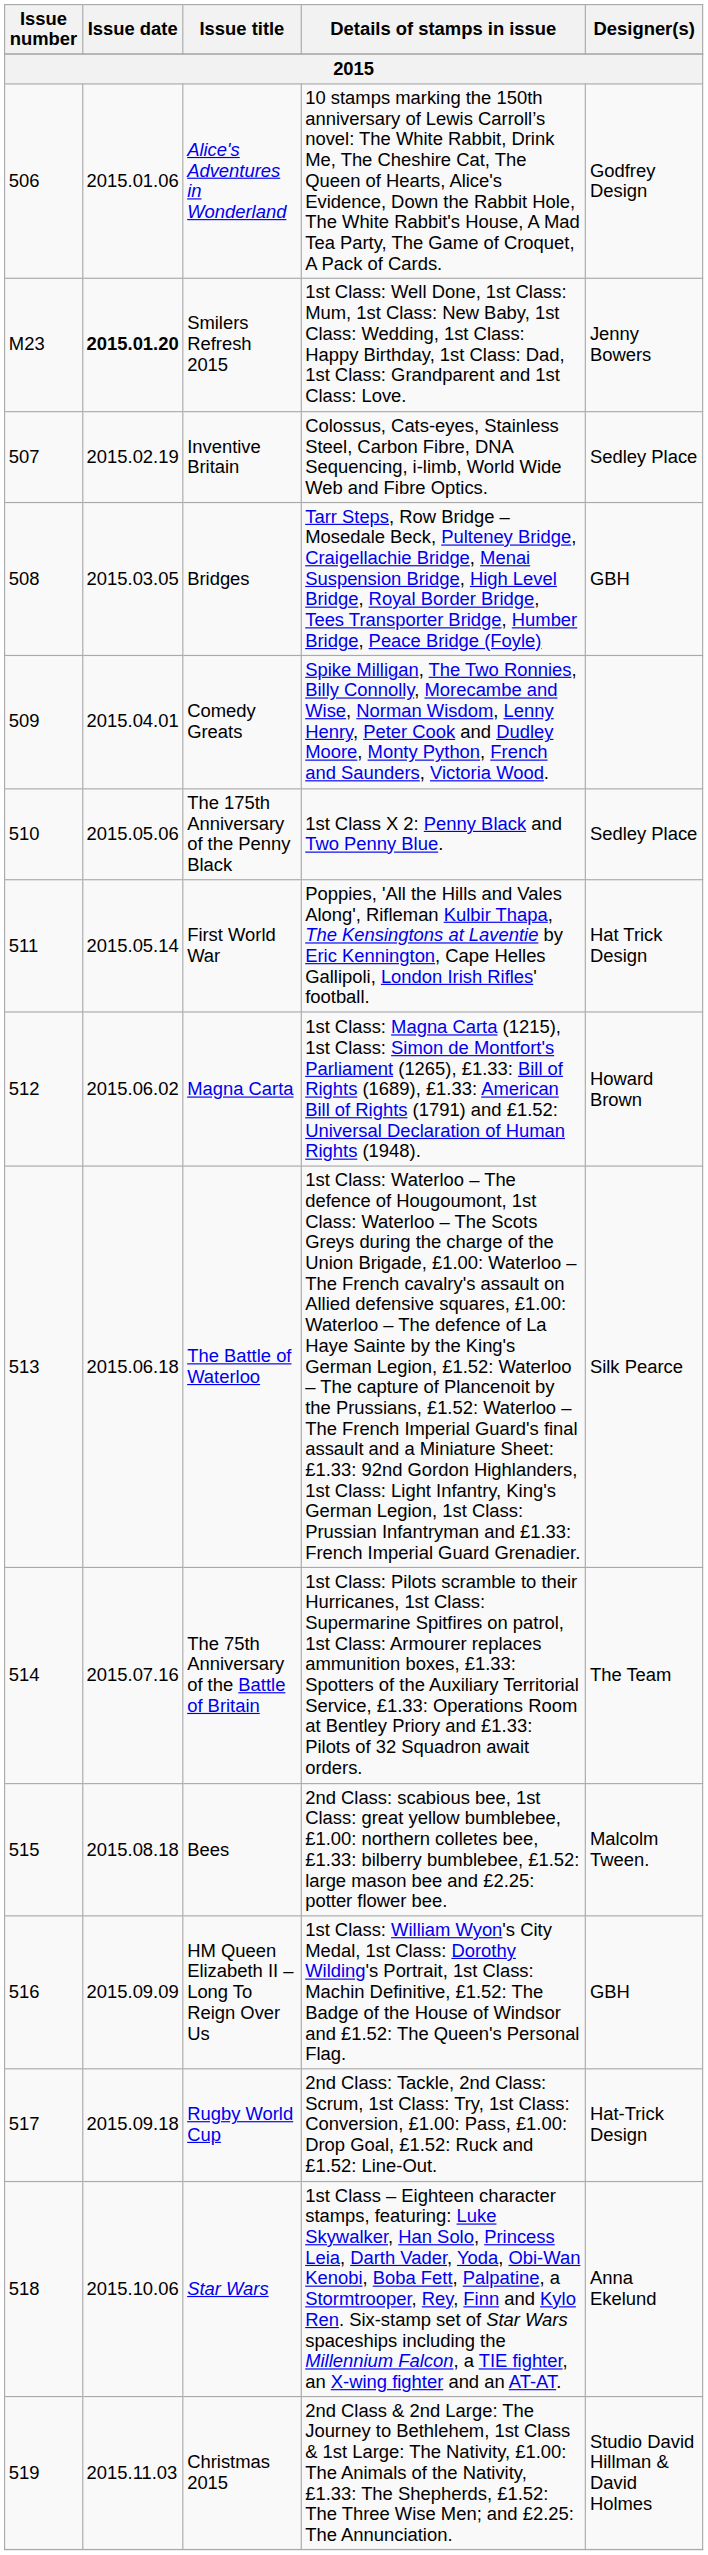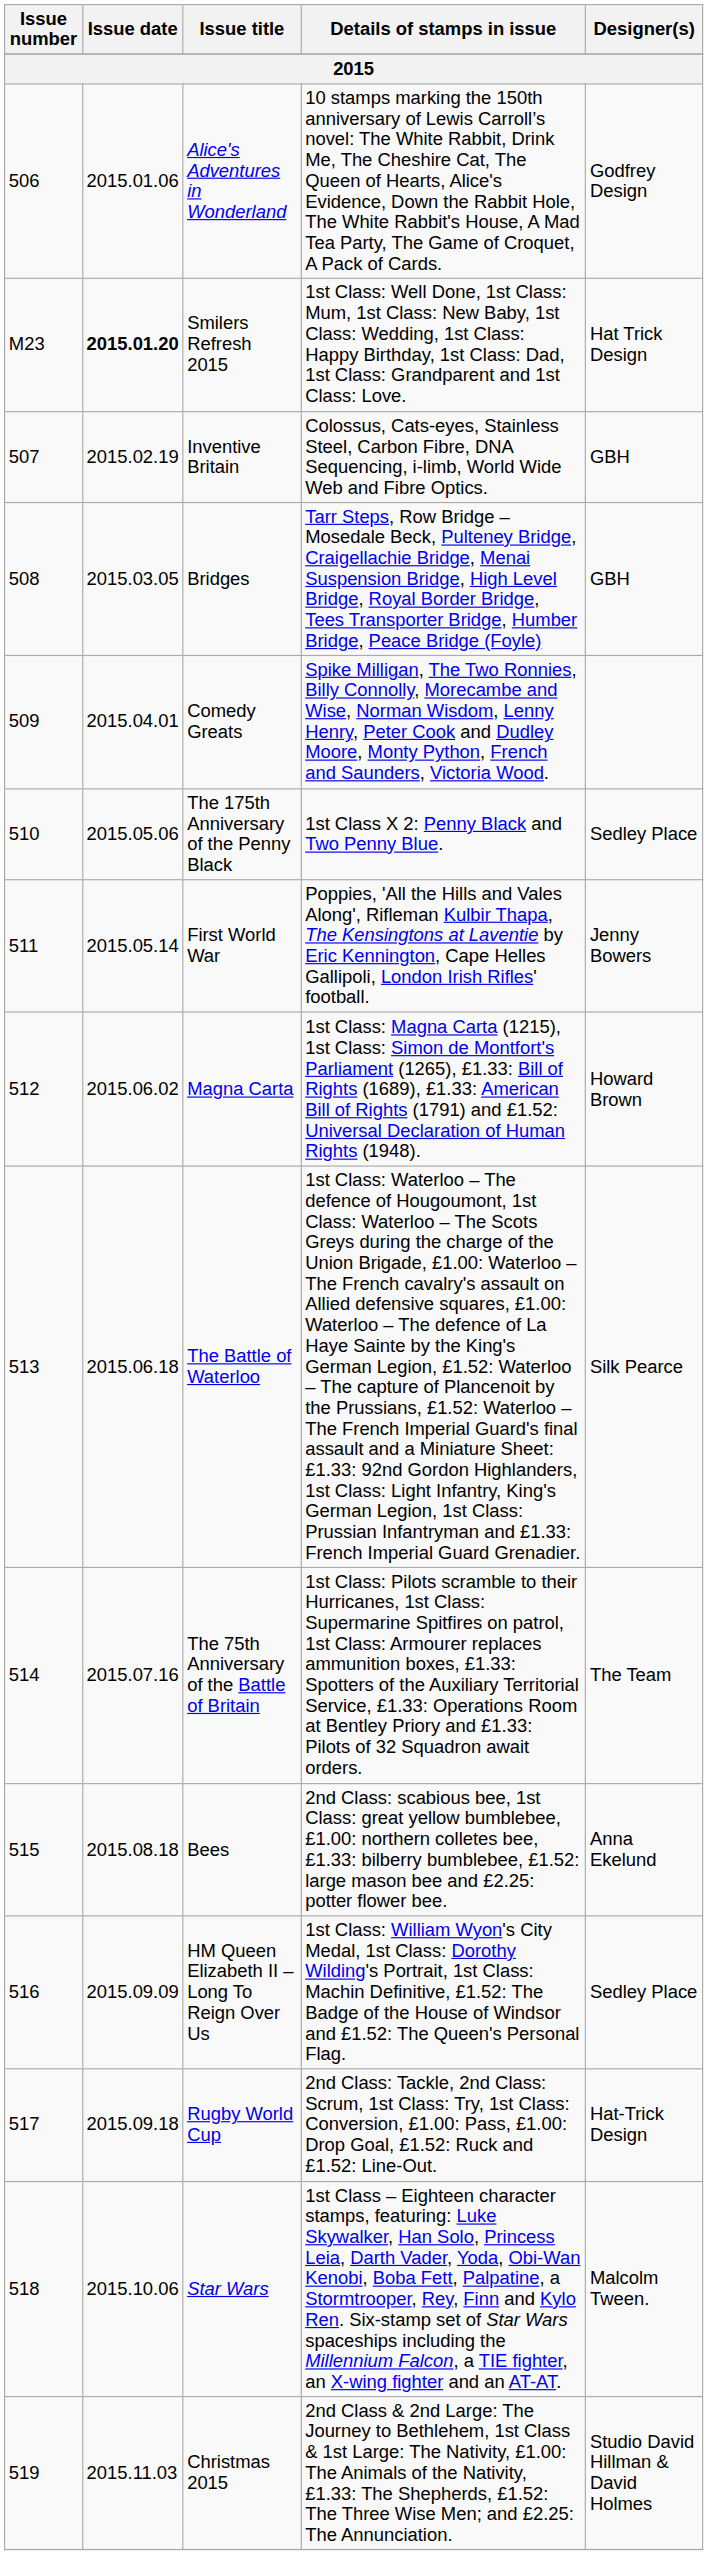(621, 344) Jenny Bowers -> (626, 344) Hat Trick Design
(644, 456) Sedley Place -> (610, 456) GBH
(626, 945) Hat Trick Design -> (621, 945) Jenny Bowers
(624, 1849) Malcolm Tween. -> (623, 1849) Anna Ekelund
(610, 1992) GBH -> (644, 1992) Sedley Place
(623, 2288) Anna Ekelund -> (624, 2288) Malcolm Tween.
